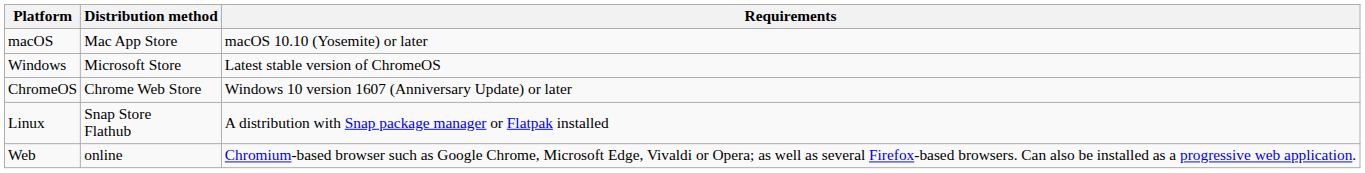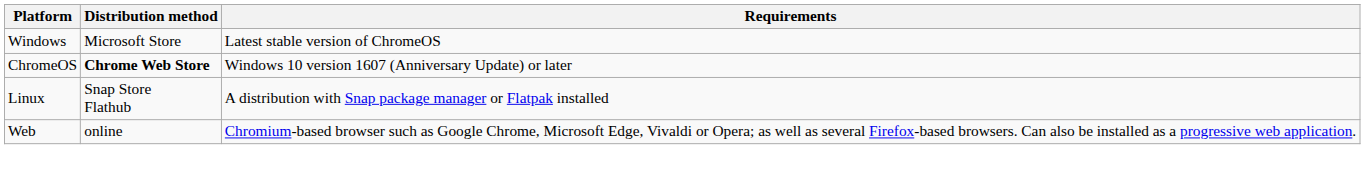- row: (31, 41)
(143, 89) normal -> (147, 65) bold
